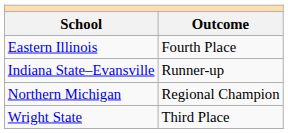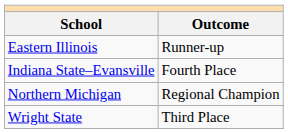(199, 47) Fourth Place -> (193, 47) Runner-up
(193, 70) Runner-up -> (199, 70) Fourth Place
